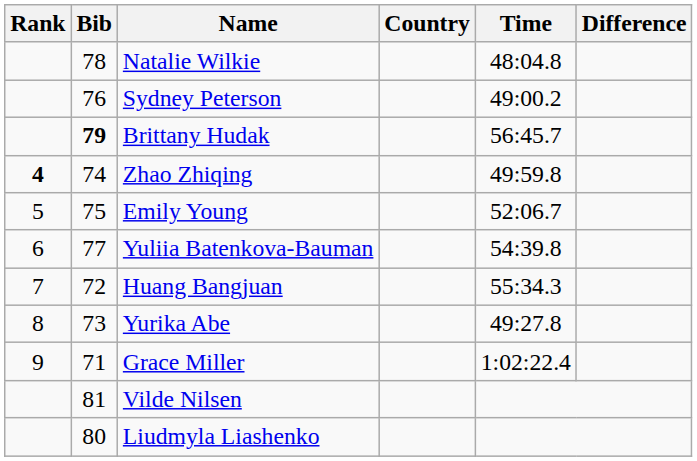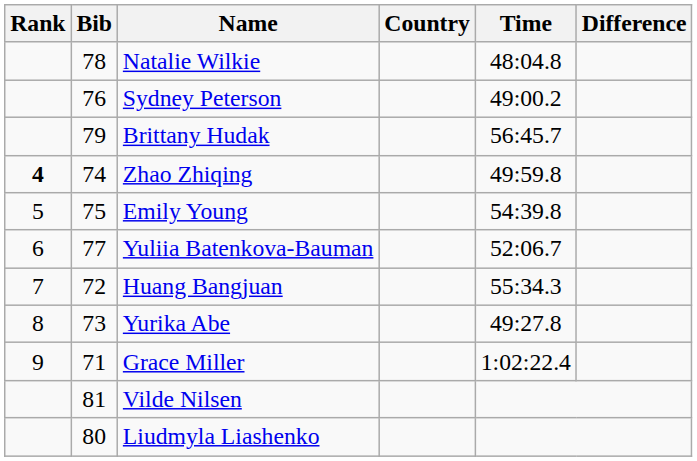(94, 135) bold -> (94, 135) normal
(526, 211) 52:06.7 -> (526, 211) 54:39.8
(526, 248) 54:39.8 -> (526, 248) 52:06.7
